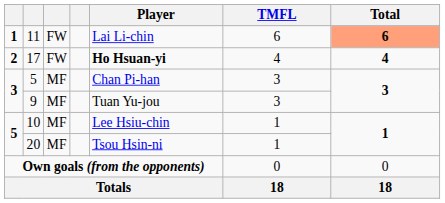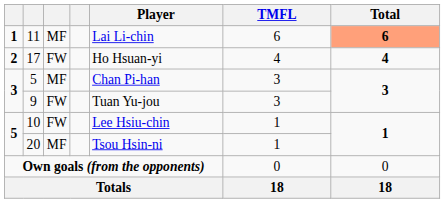(57, 36) FW -> (57, 36) MF
(129, 58) bold -> (127, 58) normal
(57, 101) MF -> (57, 101) FW
(57, 123) MF -> (57, 123) FW
